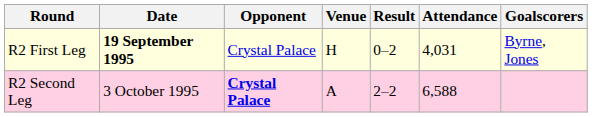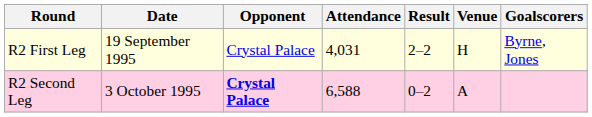columns swapped: (346, 16) <-> (460, 16)
(148, 49) bold -> (148, 49) normal
(385, 49) 0–2 -> (420, 49) 2–2
(385, 91) 2–2 -> (420, 91) 0–2
